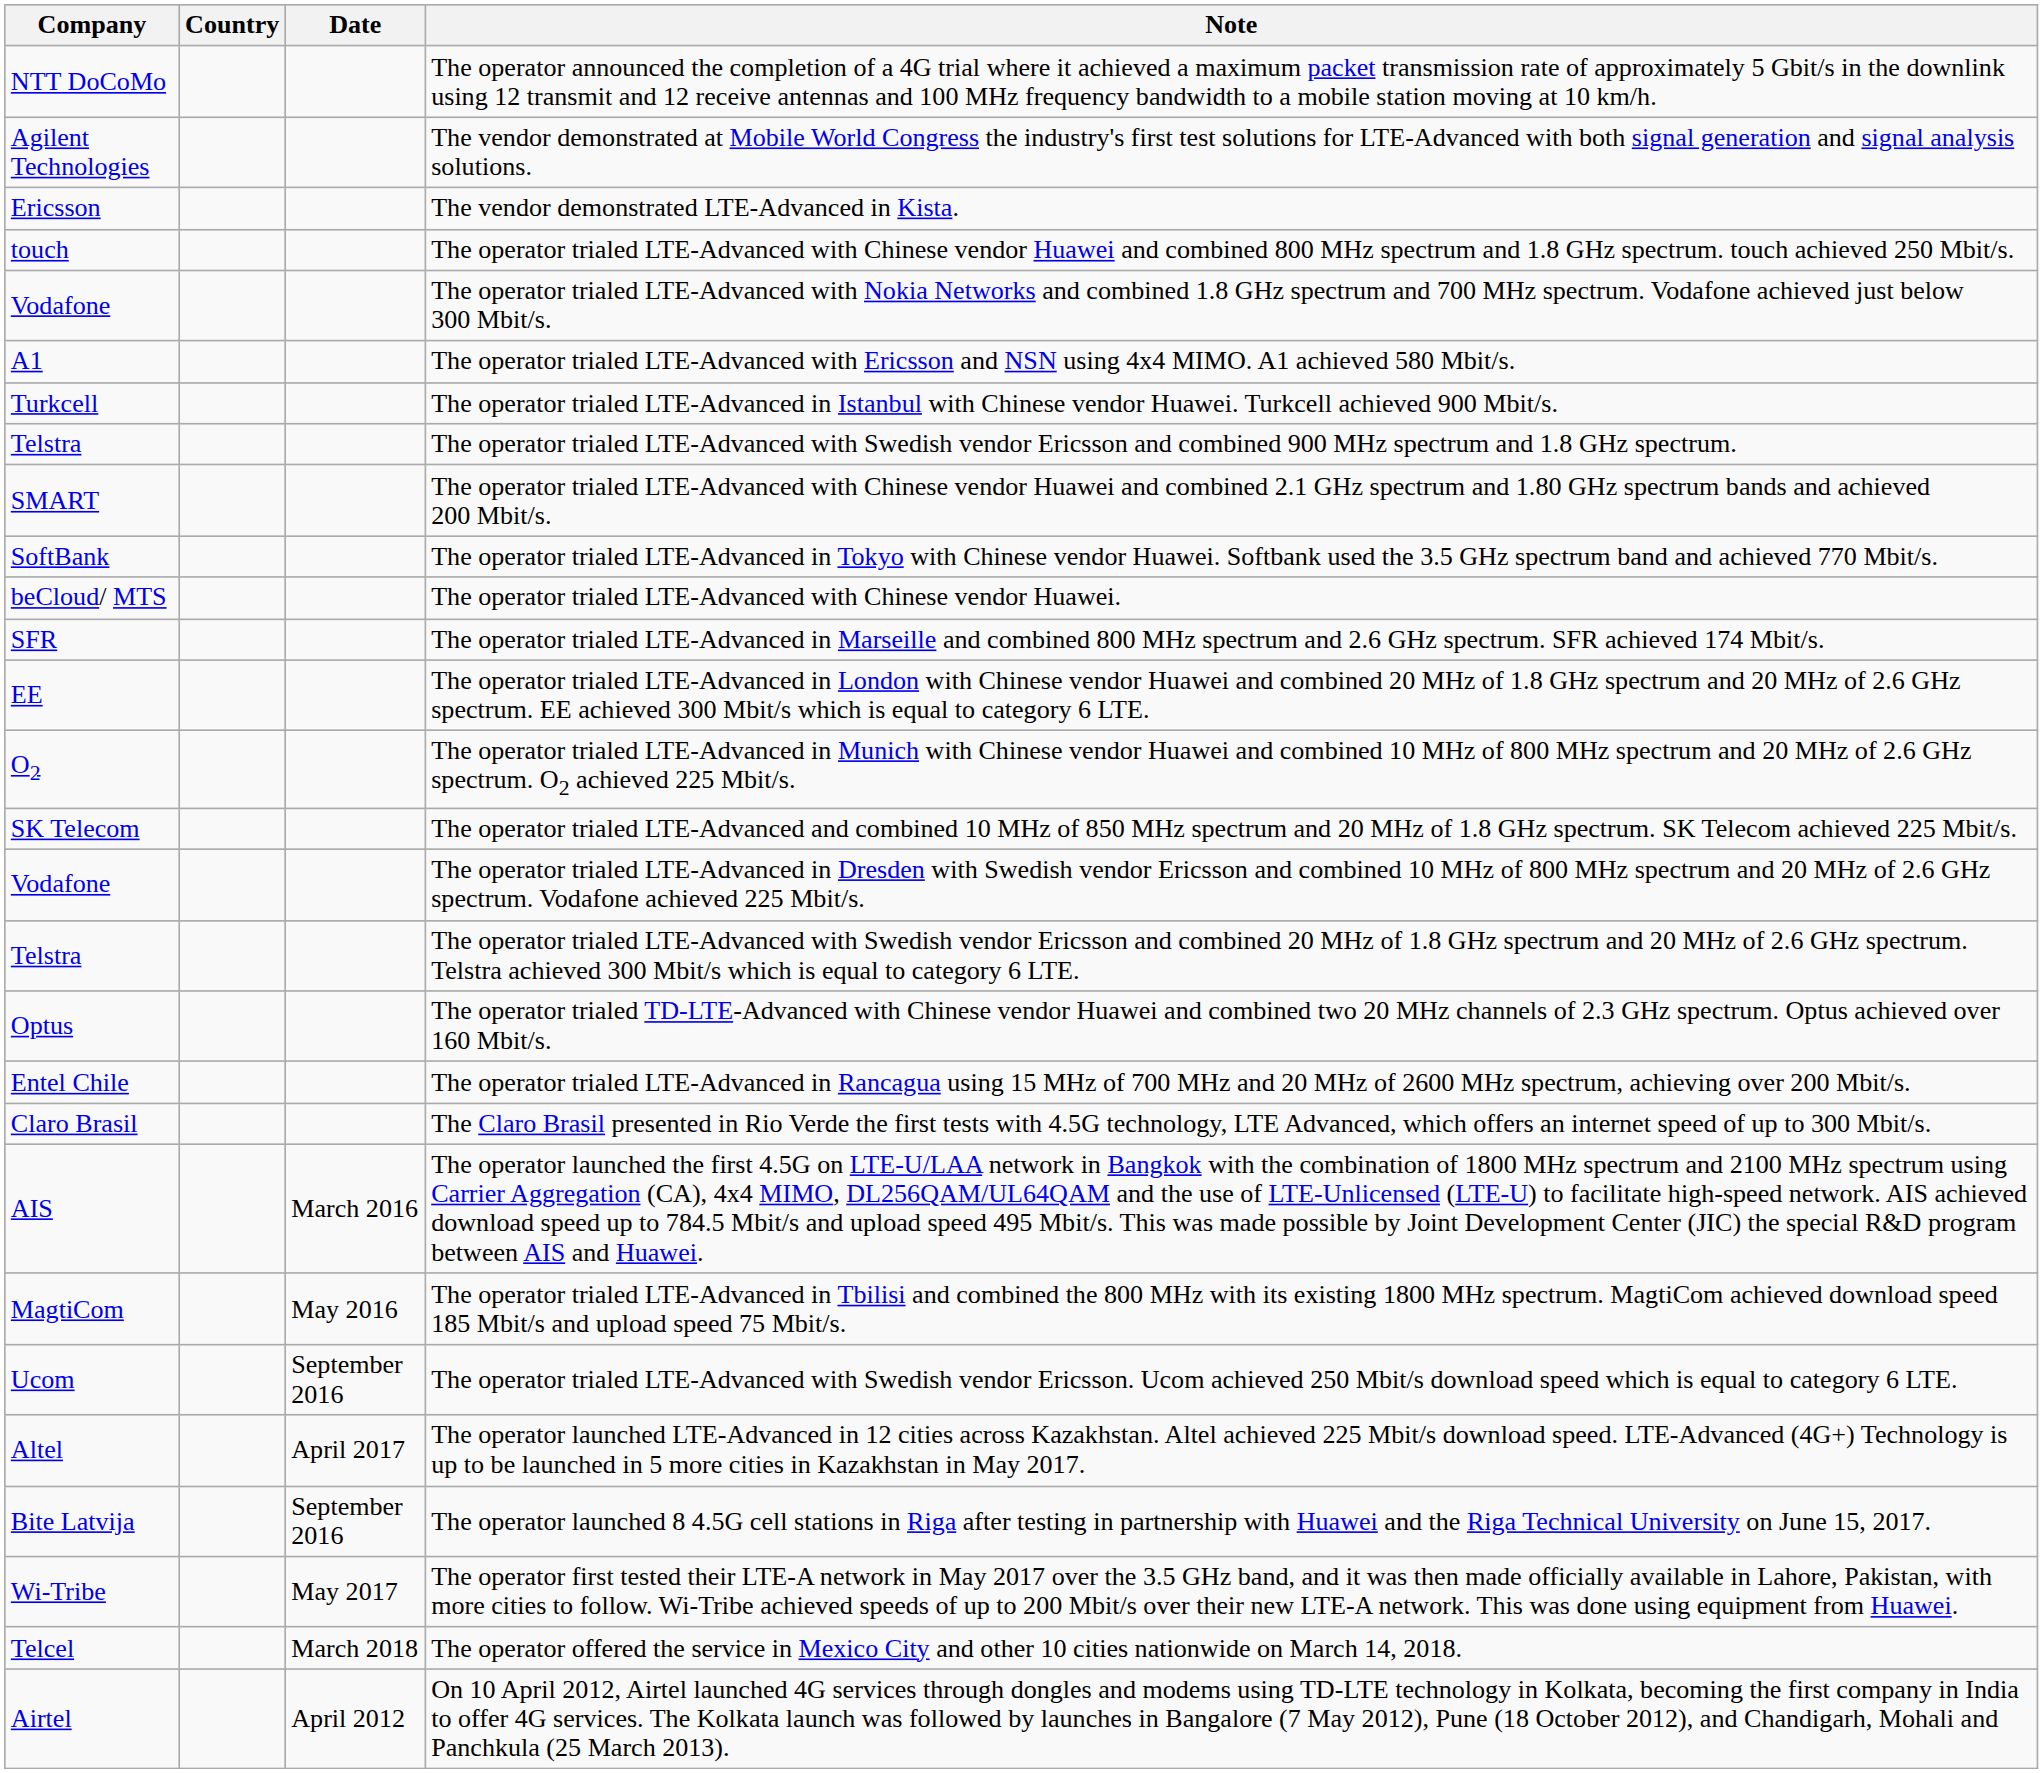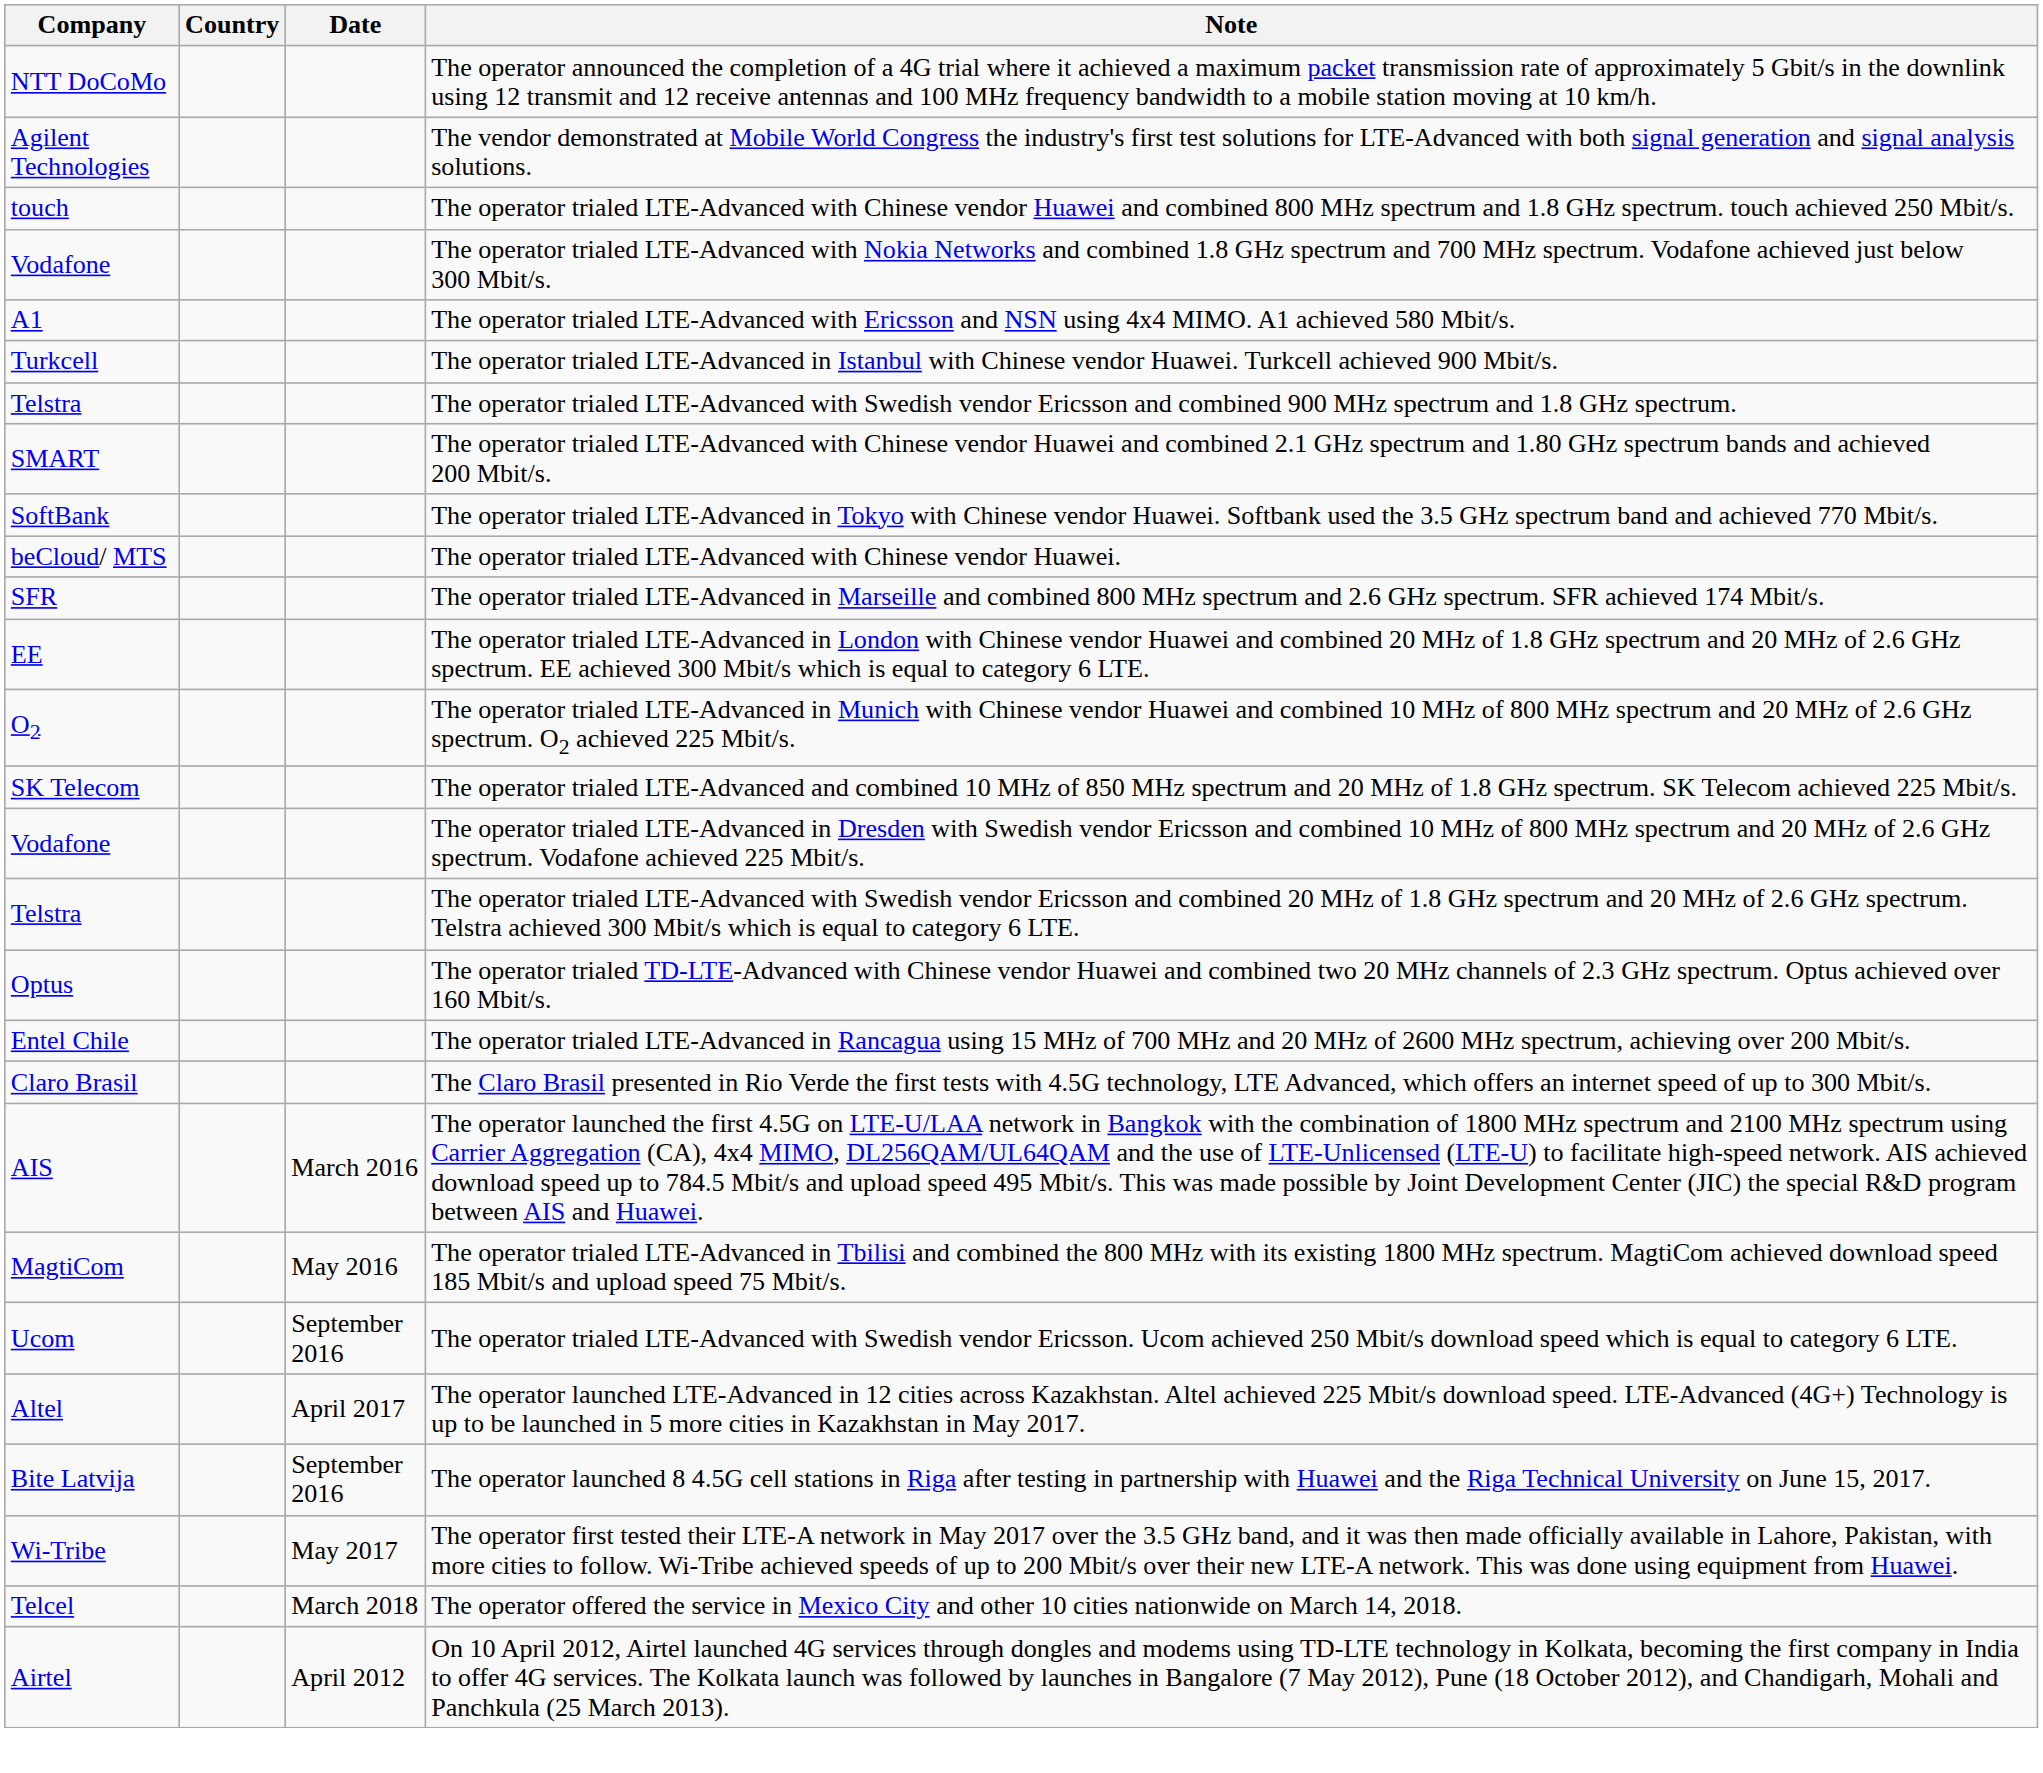- row: (695, 207)
